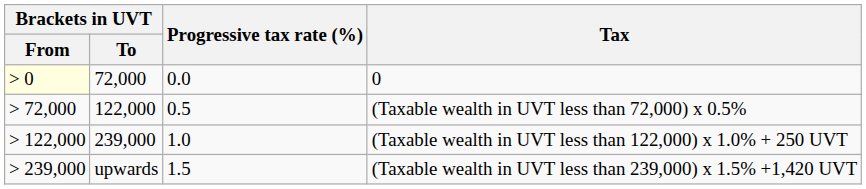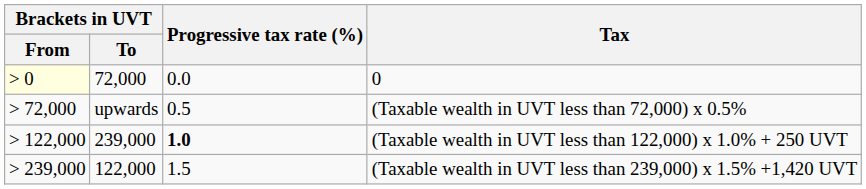(125, 109) 122,000 -> (126, 109) upwards
(179, 139) normal -> (179, 139) bold
(126, 169) upwards -> (125, 169) 122,000
